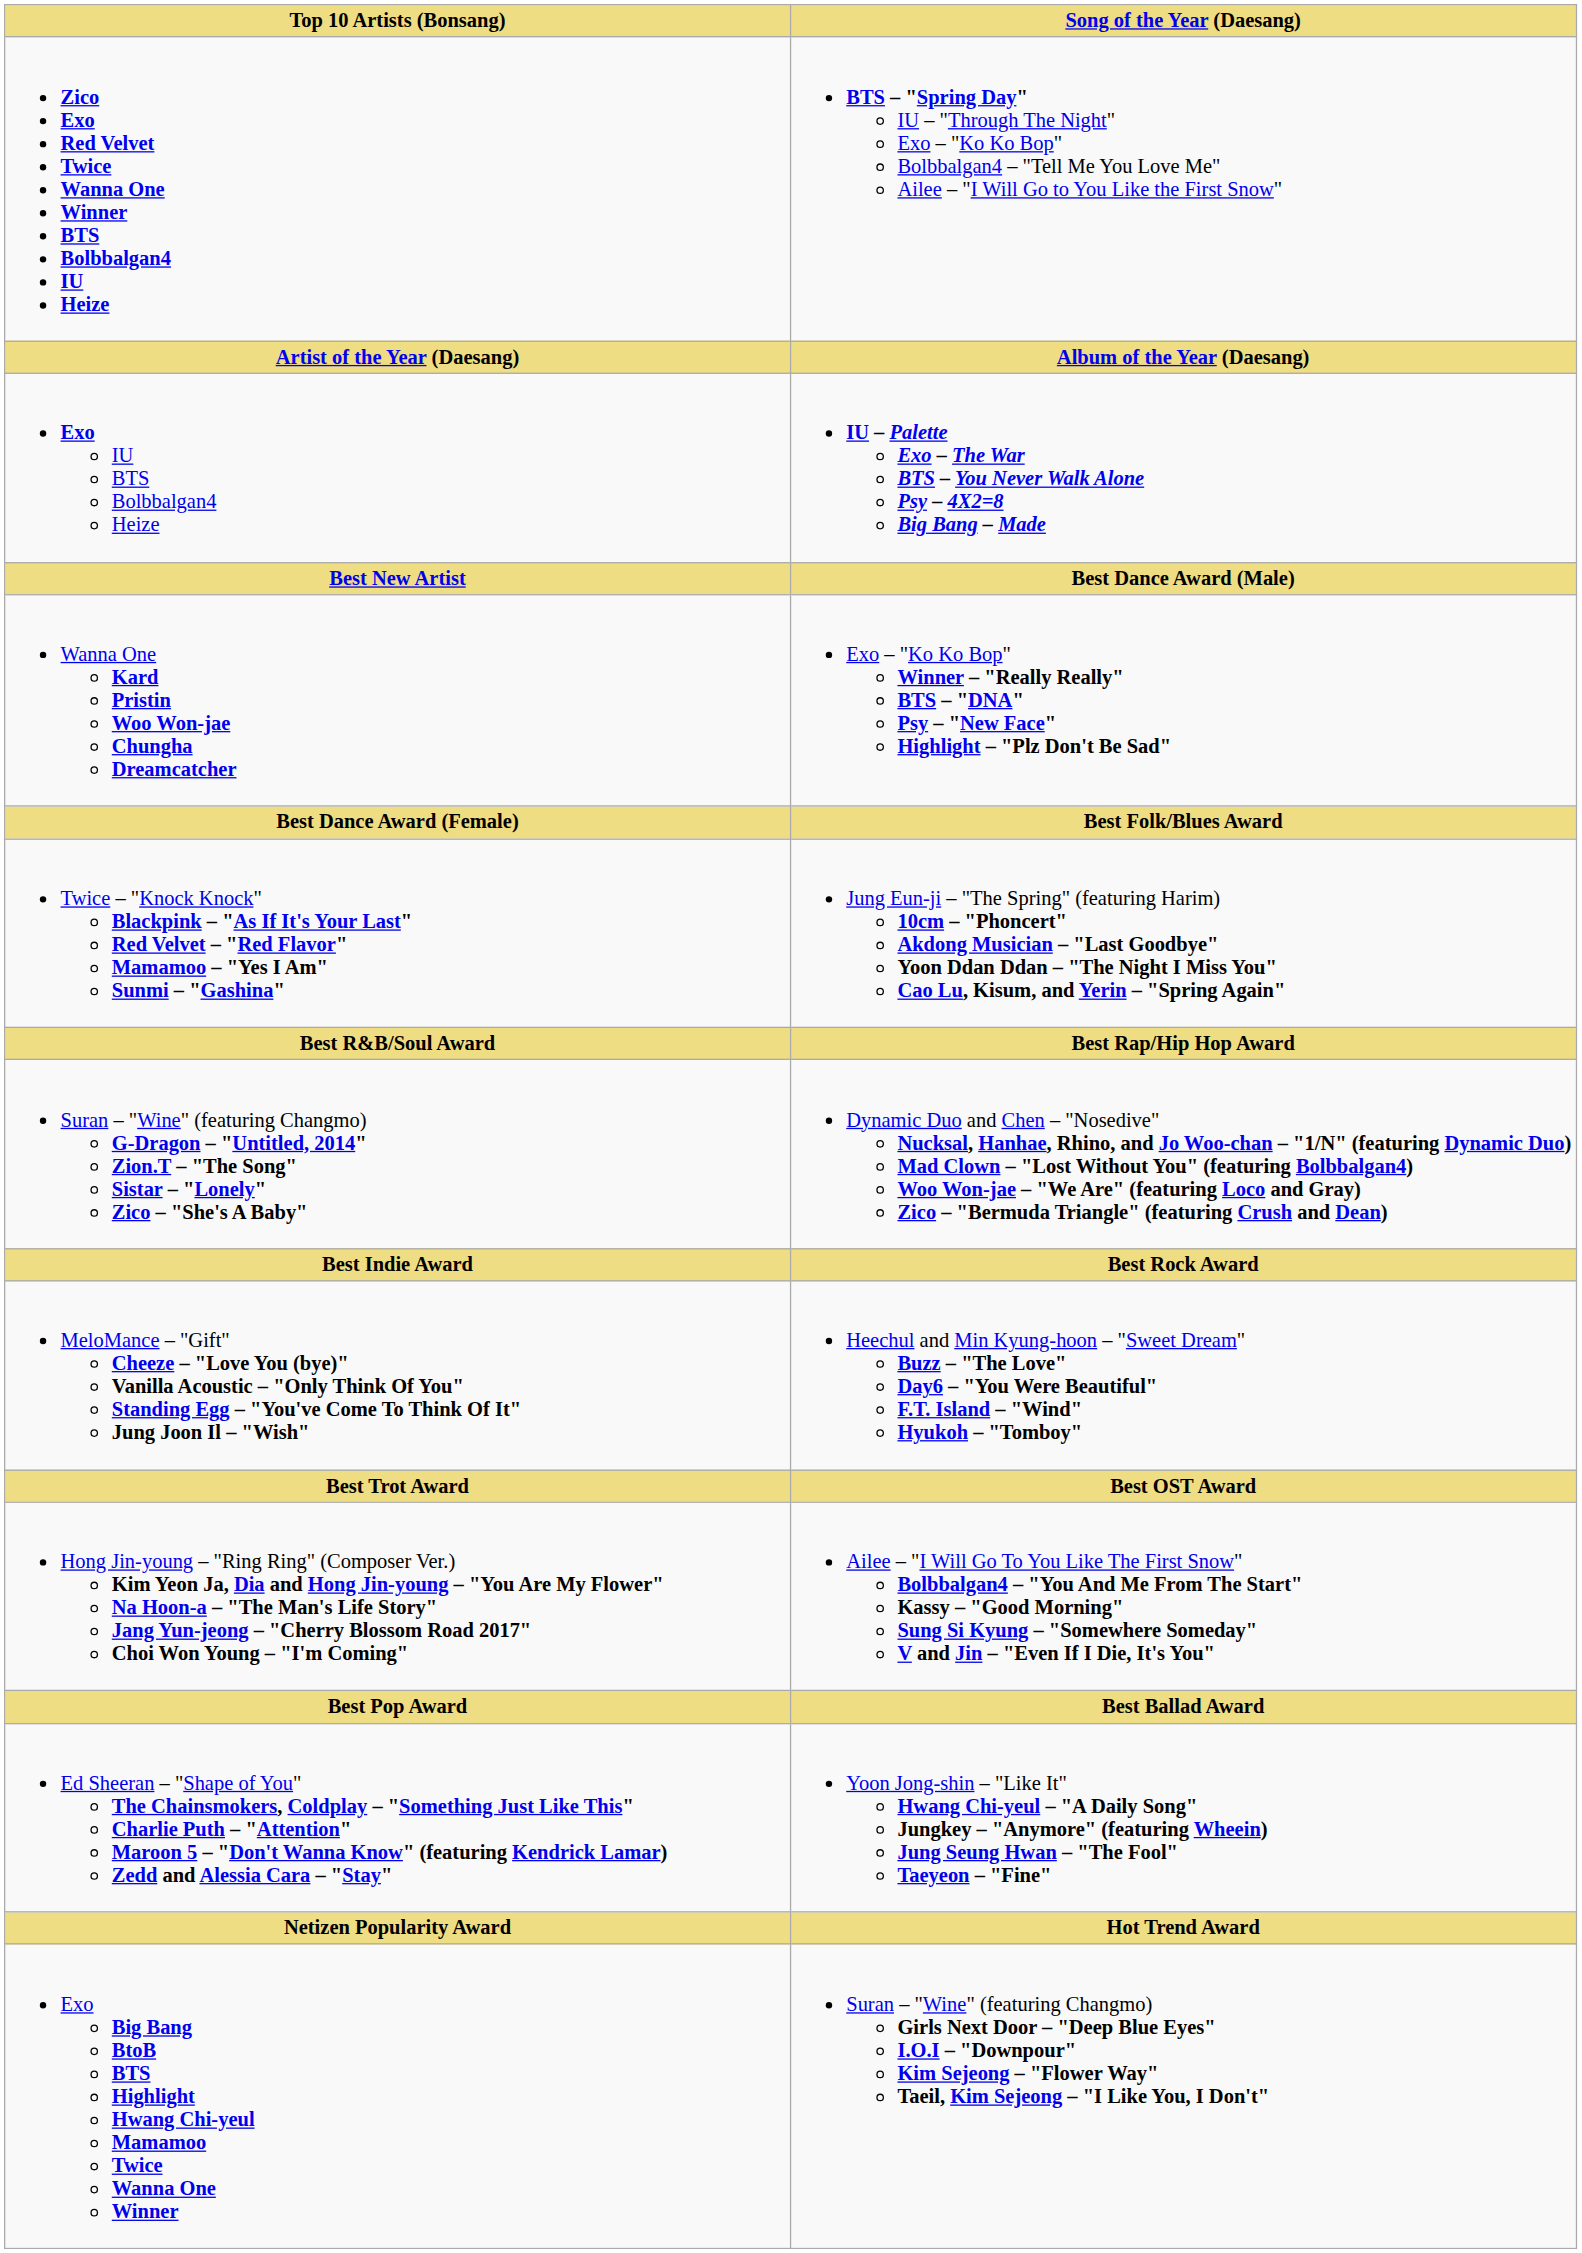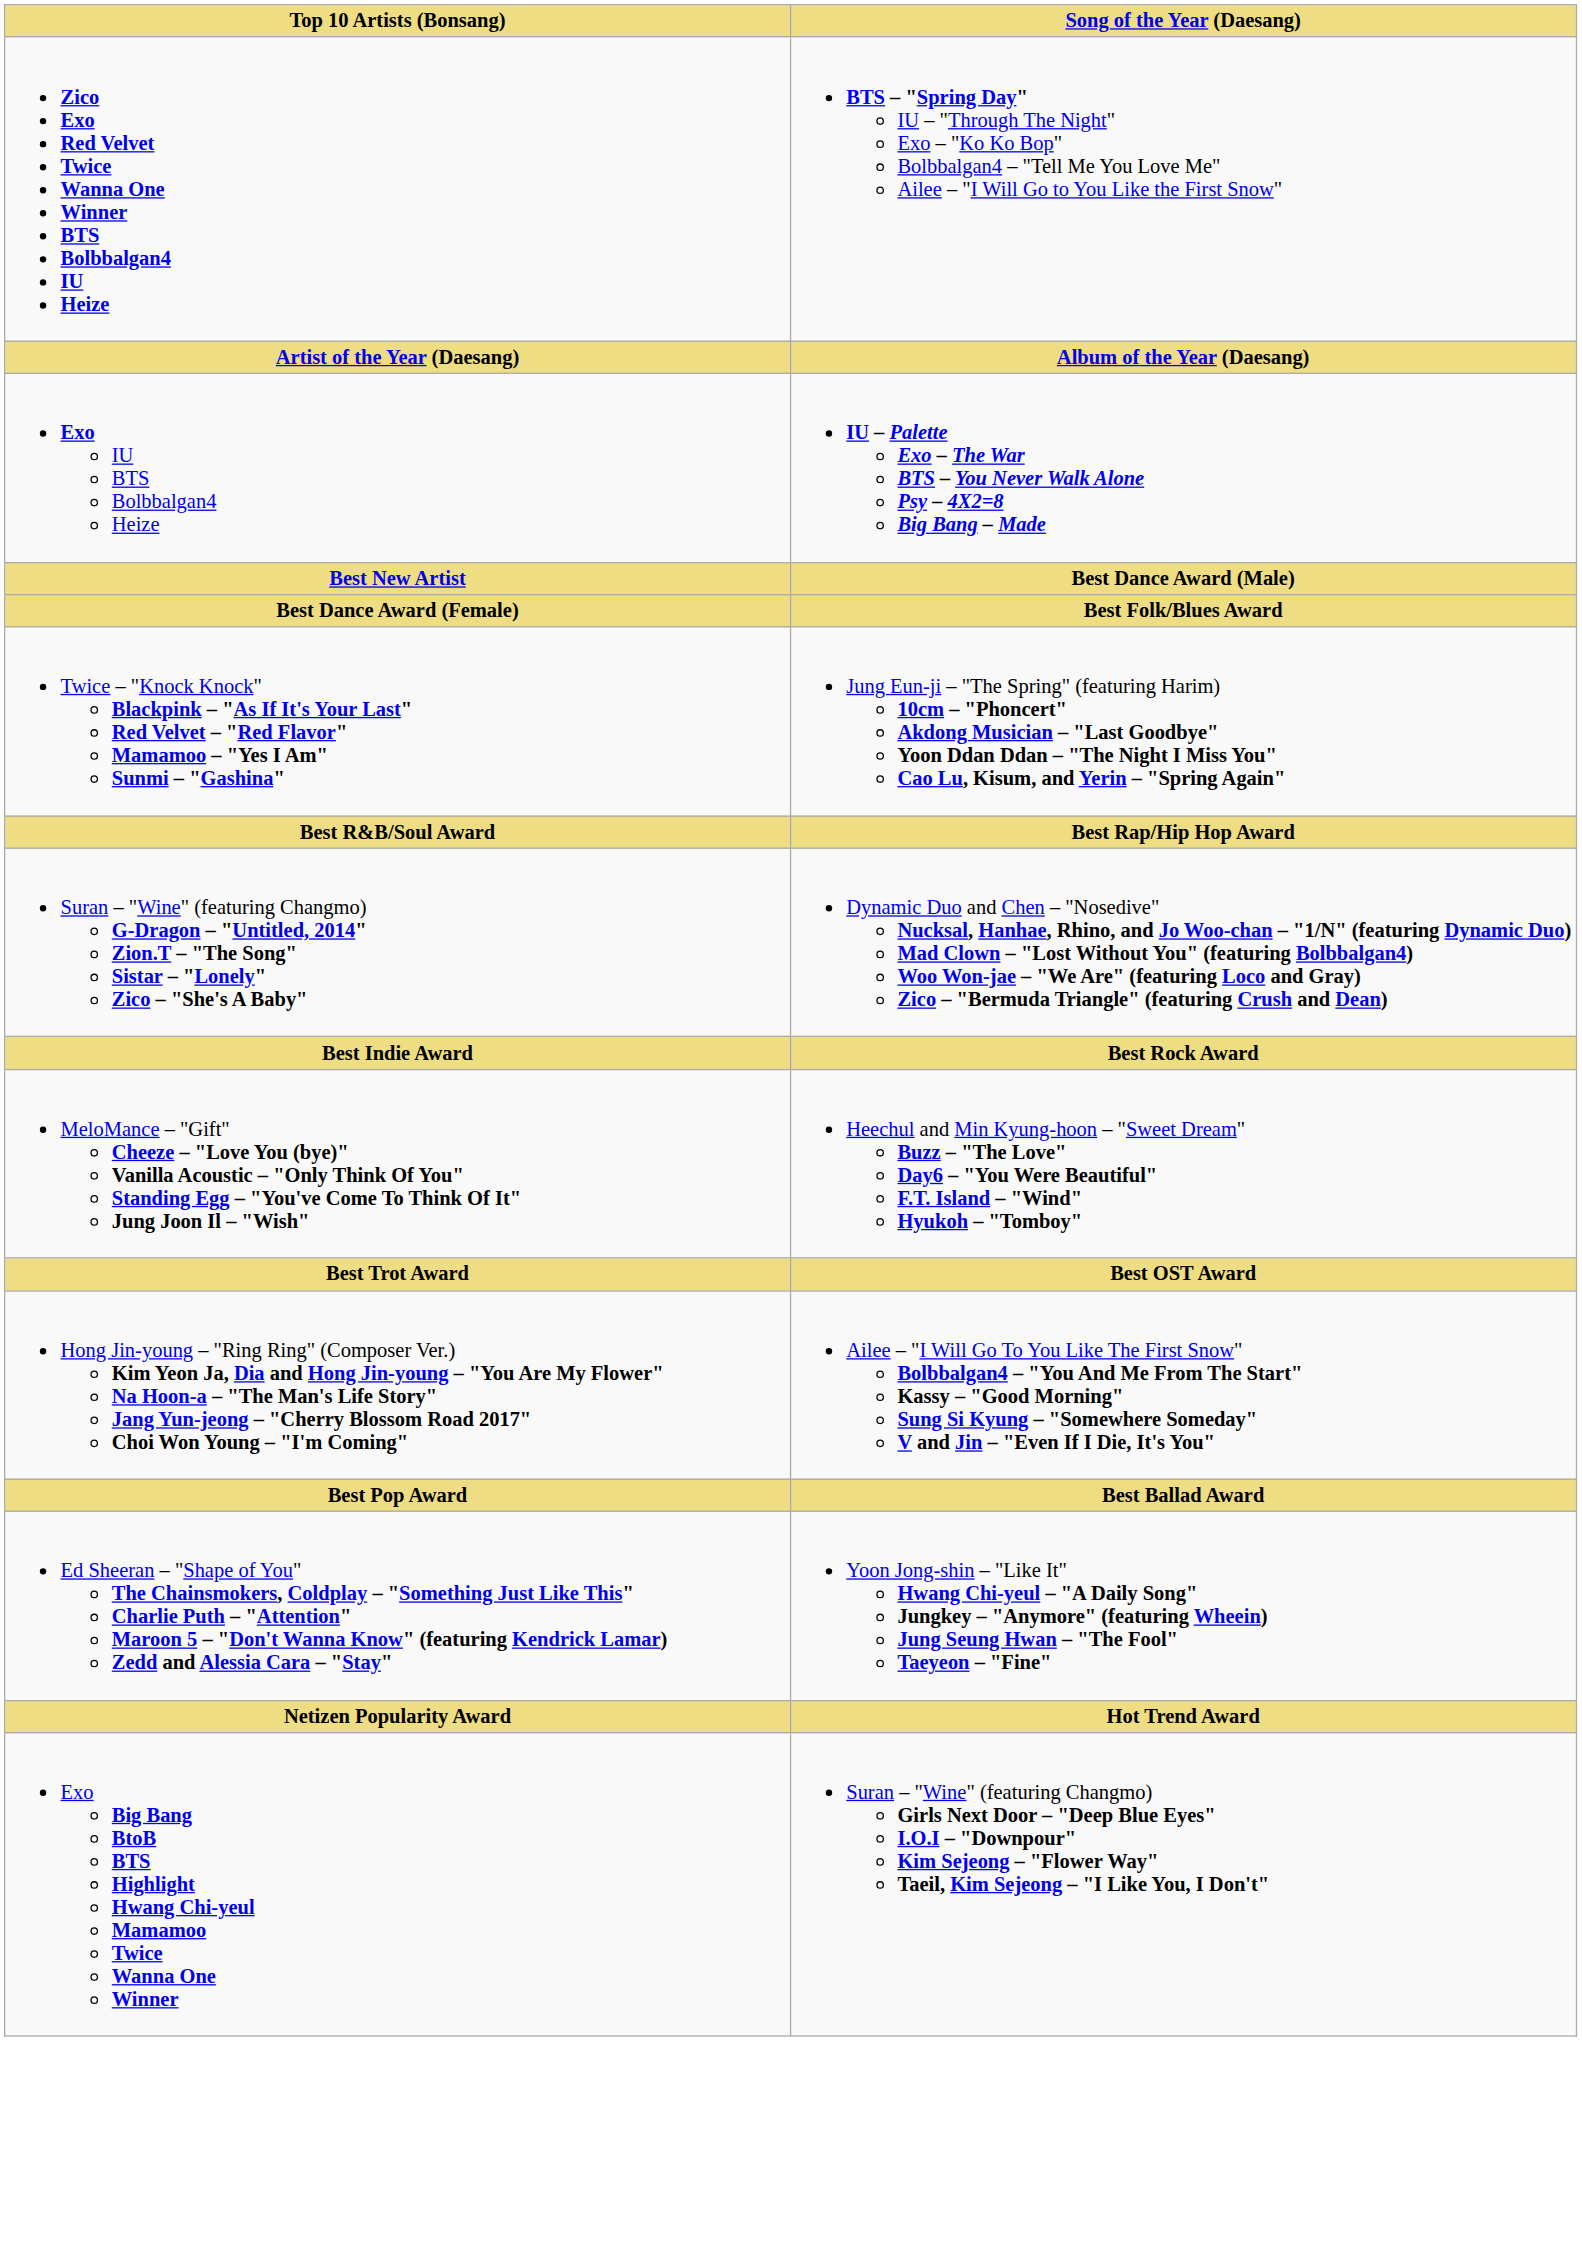- row: (397, 712)
